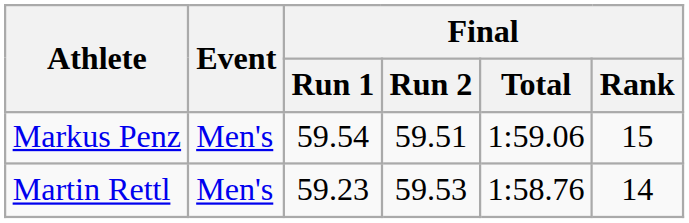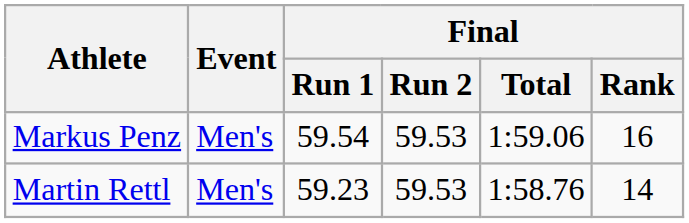(431, 137) 59.51 -> (431, 137) 59.53
(637, 137) 15 -> (637, 137) 16
